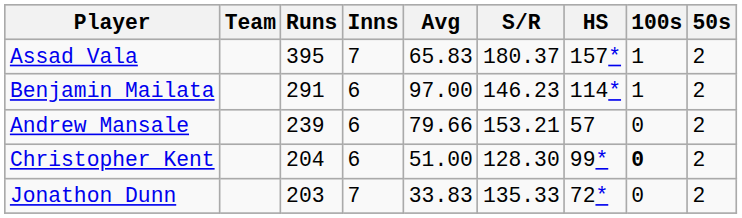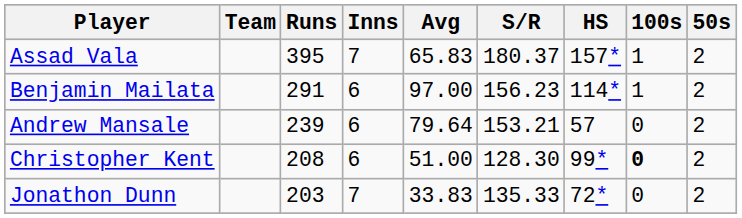(521, 92) 146.23 -> (521, 92) 156.23
(441, 126) 79.66 -> (441, 126) 79.64
(305, 161) 204 -> (305, 161) 208
